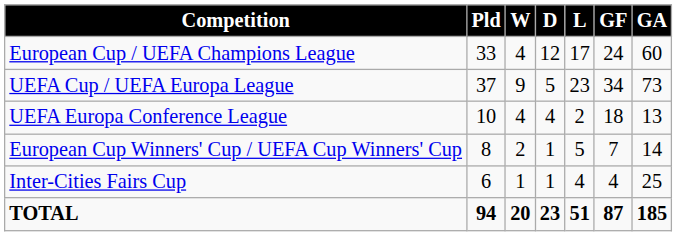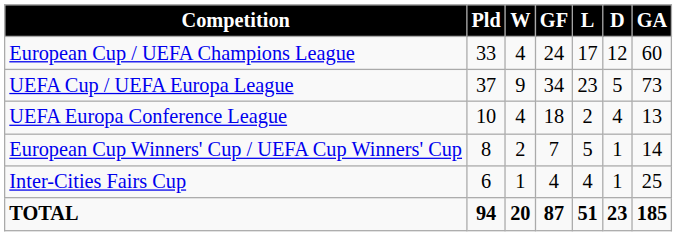columns swapped: (550, 20) <-> (613, 20)
